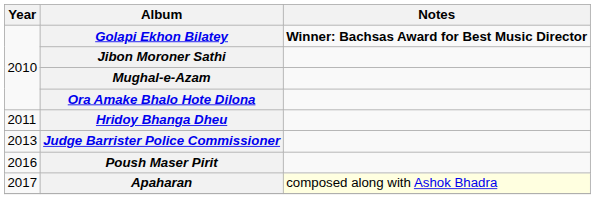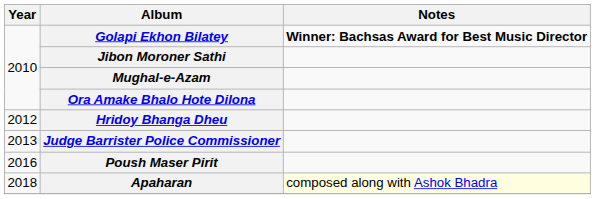(22, 120) 2011 -> (22, 120) 2012
(22, 183) 2017 -> (22, 183) 2018
